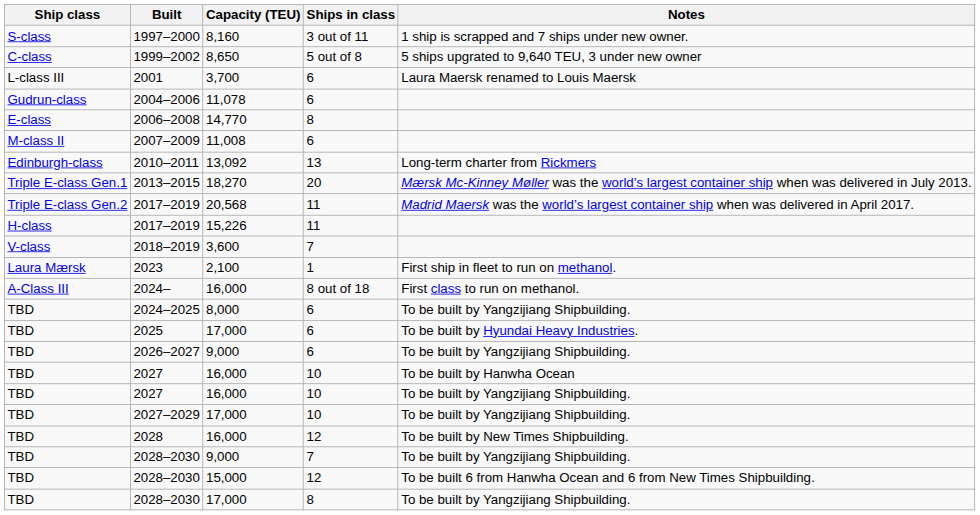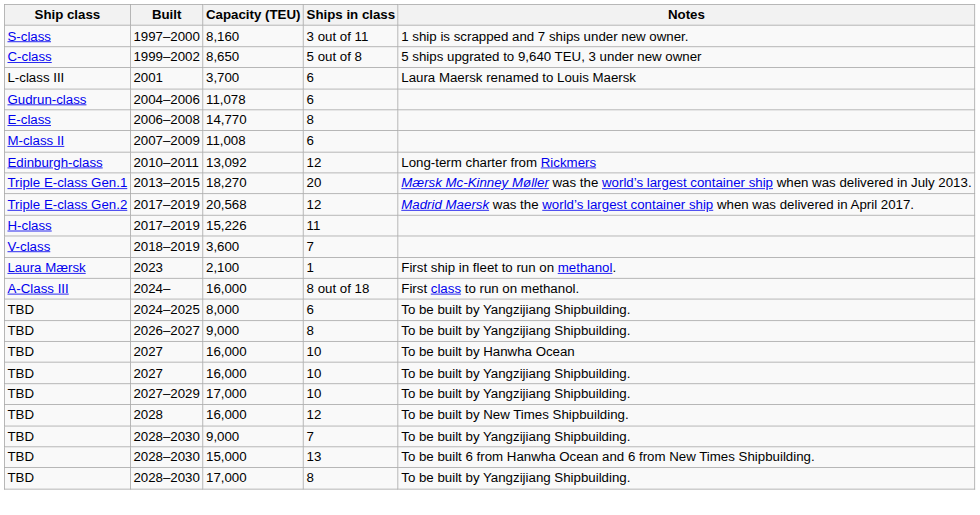(314, 162) 13 -> (314, 162) 12
(313, 204) 11 -> (314, 204) 12
- row: (148, 330)
(310, 352) 6 -> (310, 330) 8
(314, 478) 12 -> (314, 457) 13
